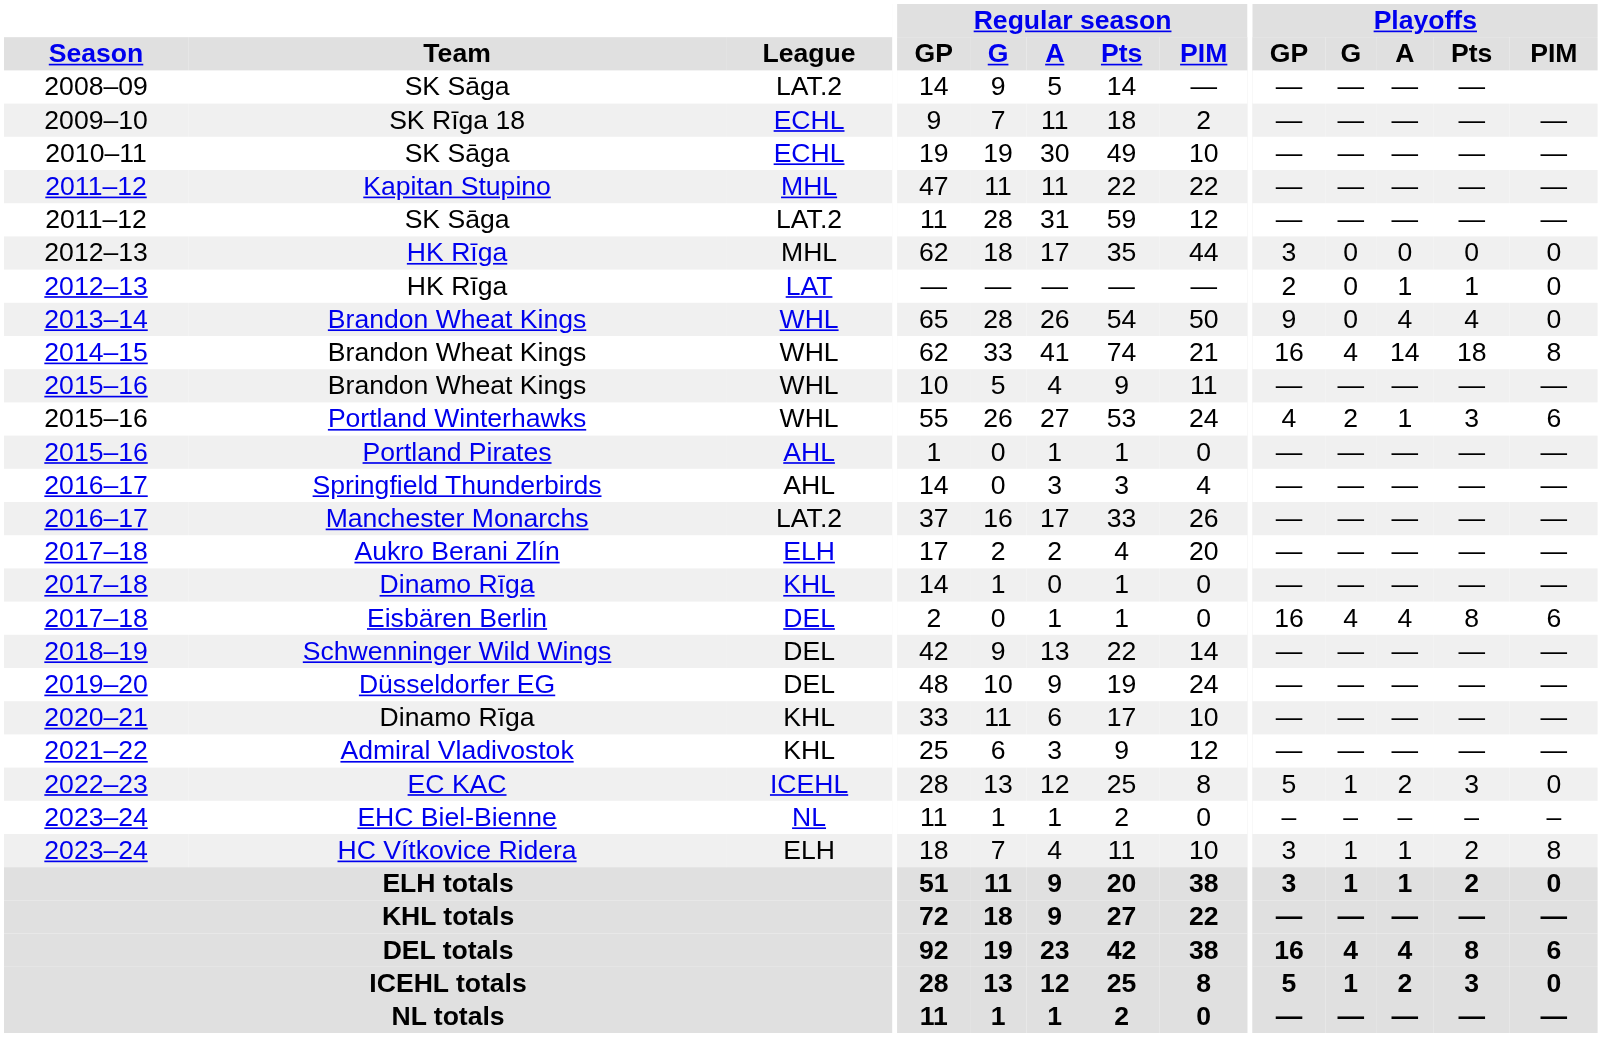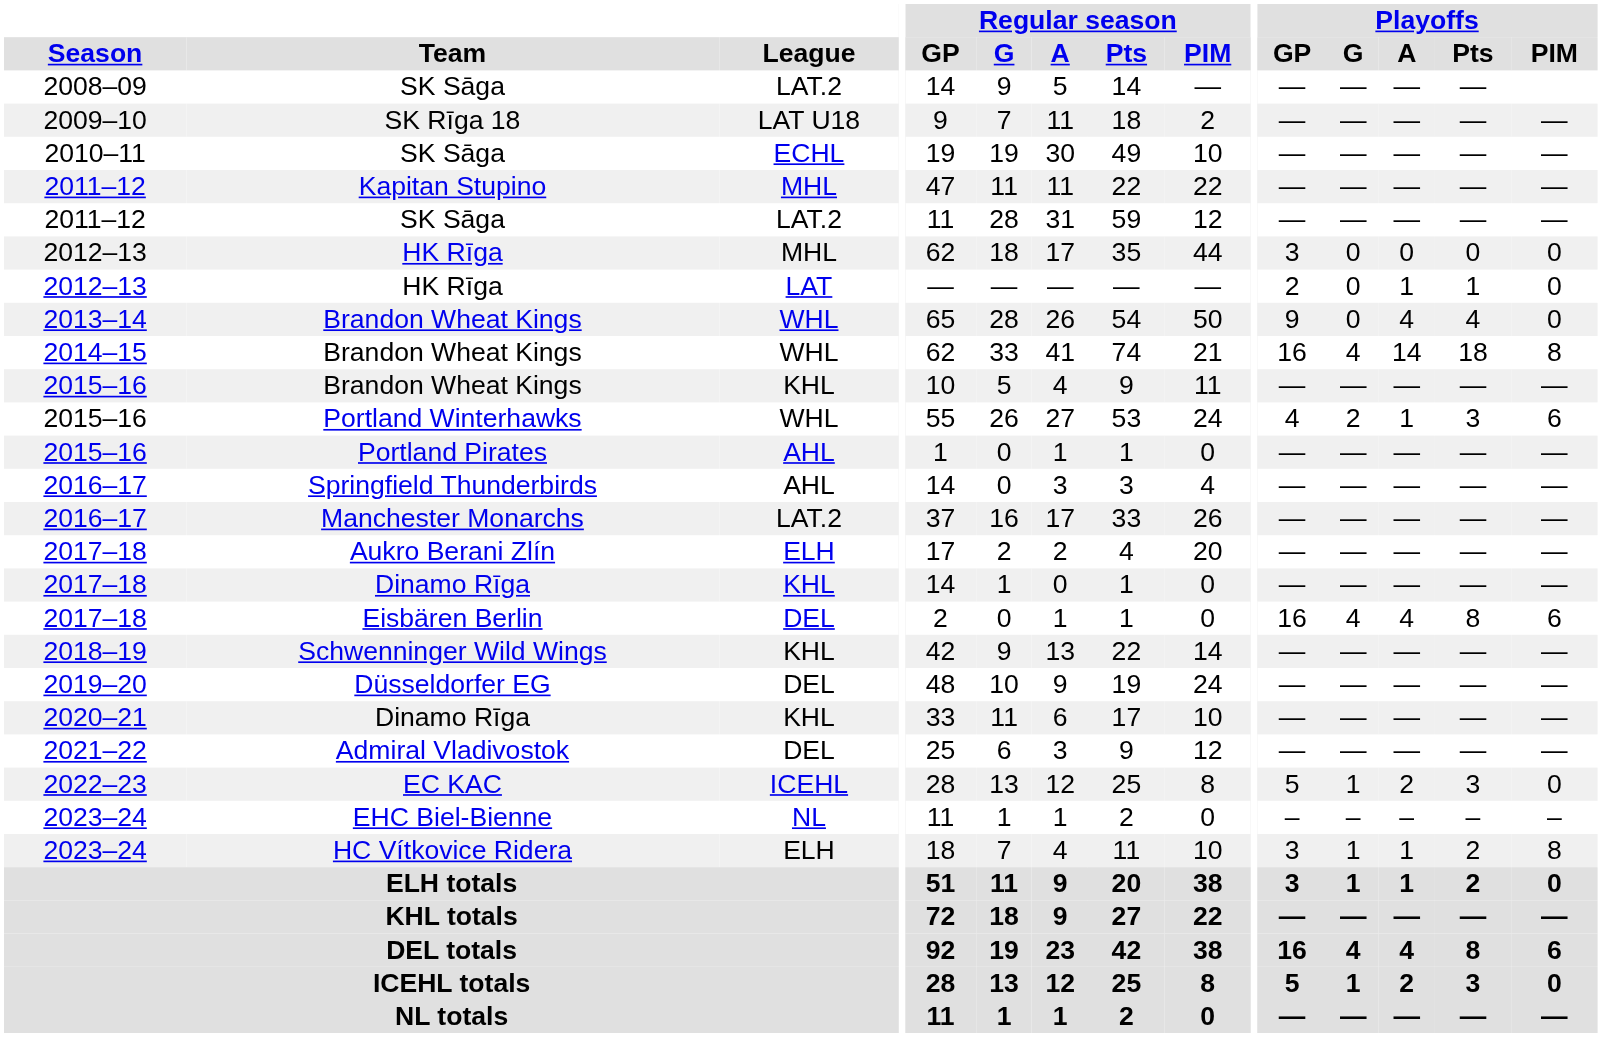(809, 119) ECHL -> (809, 119) LAT U18
(809, 385) WHL -> (809, 385) KHL
(809, 651) DEL -> (809, 651) KHL
(809, 750) KHL -> (809, 750) DEL
